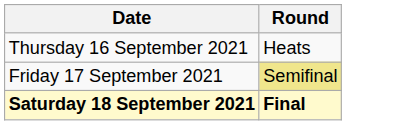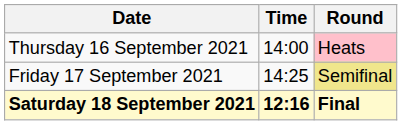+ column: (286, 18)
(287, 47) no background -> (341, 47) pink background
